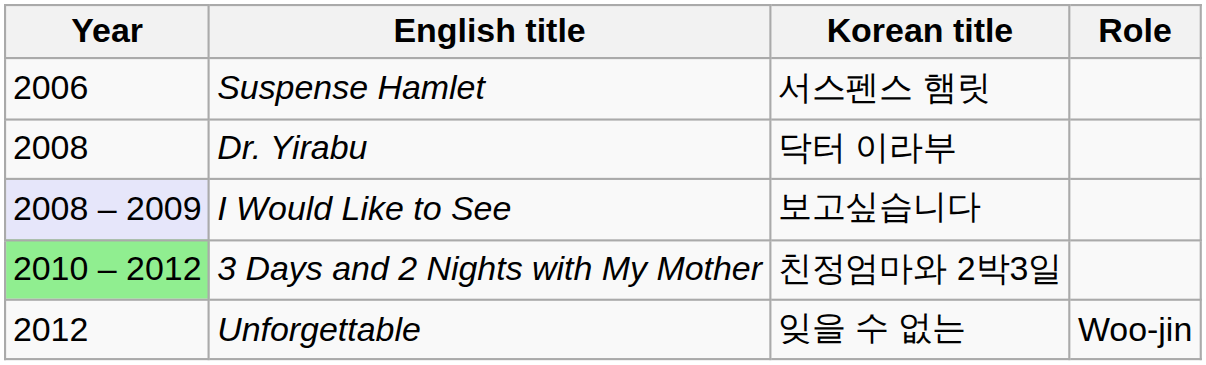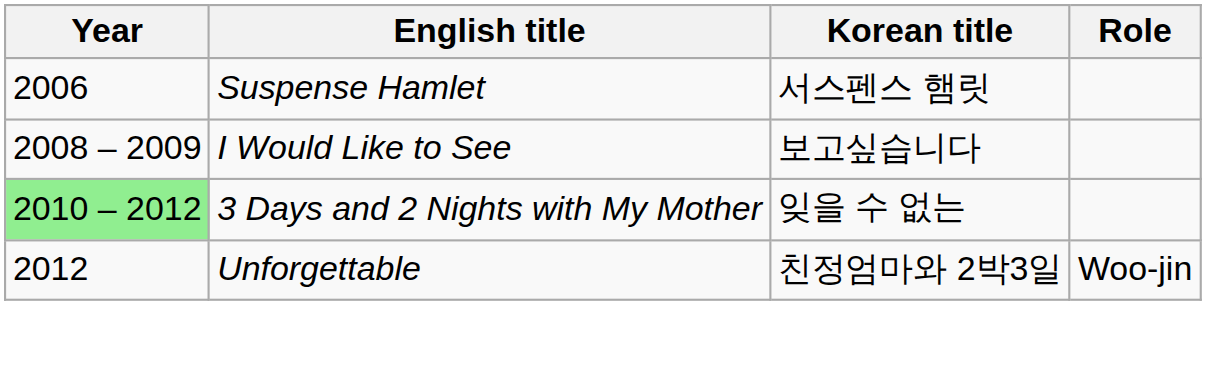- row: (292, 148)
(107, 208) lavender background -> (107, 148) no background
(920, 267) 친정엄마와 2박3일 -> (872, 207) 잊을 수 없는
(872, 327) 잊을 수 없는 -> (920, 267) 친정엄마와 2박3일
